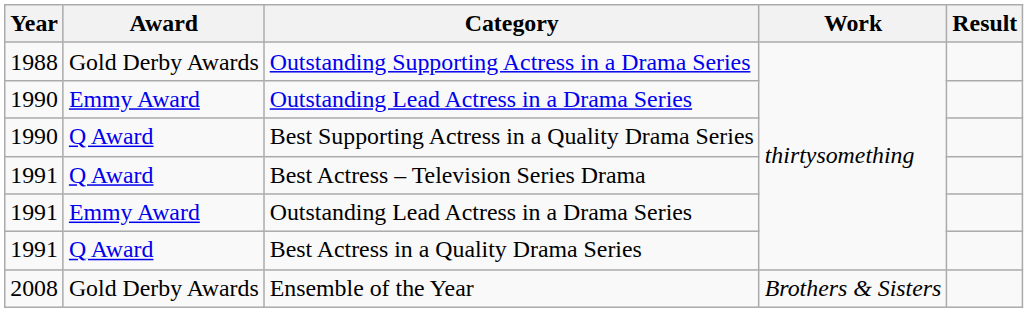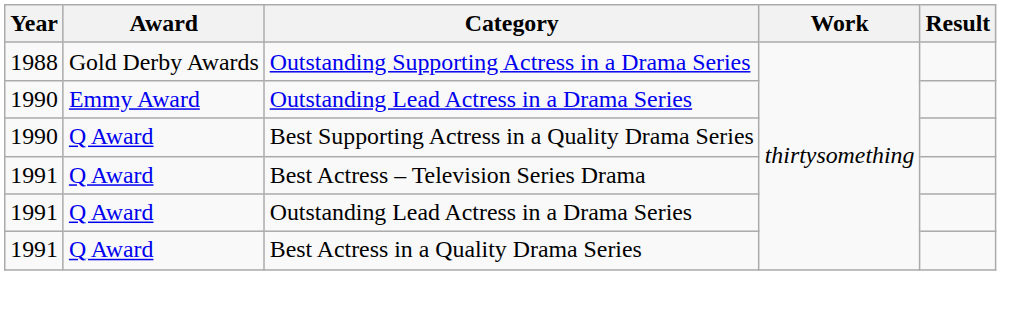(134, 212) Emmy Award -> (111, 212) Q Award
- row: (34, 288)
